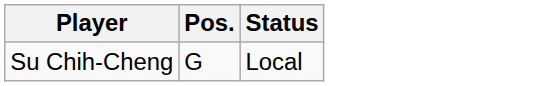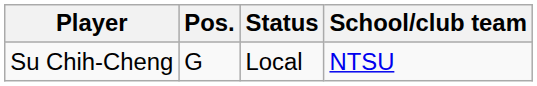+ column: (428, 23)
